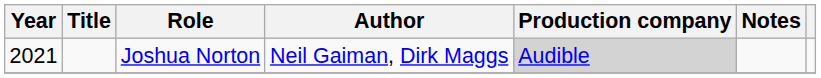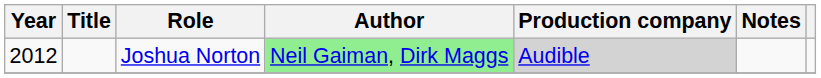(33, 55) 2021 -> (33, 55) 2012
(389, 55) no background -> (389, 55) lightgreen background
